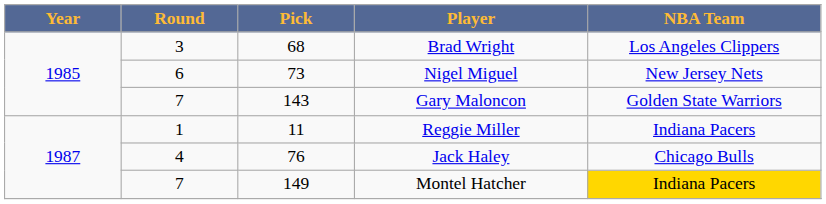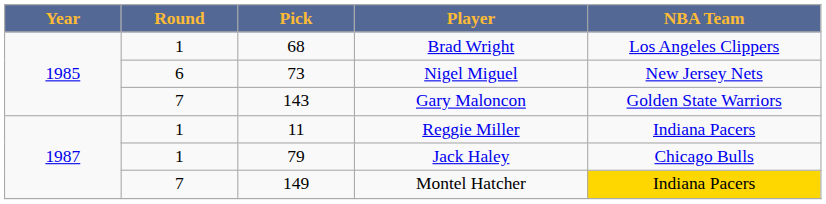(179, 45) 3 -> (179, 45) 1
(179, 156) 4 -> (179, 156) 1
(296, 156) 76 -> (296, 156) 79
